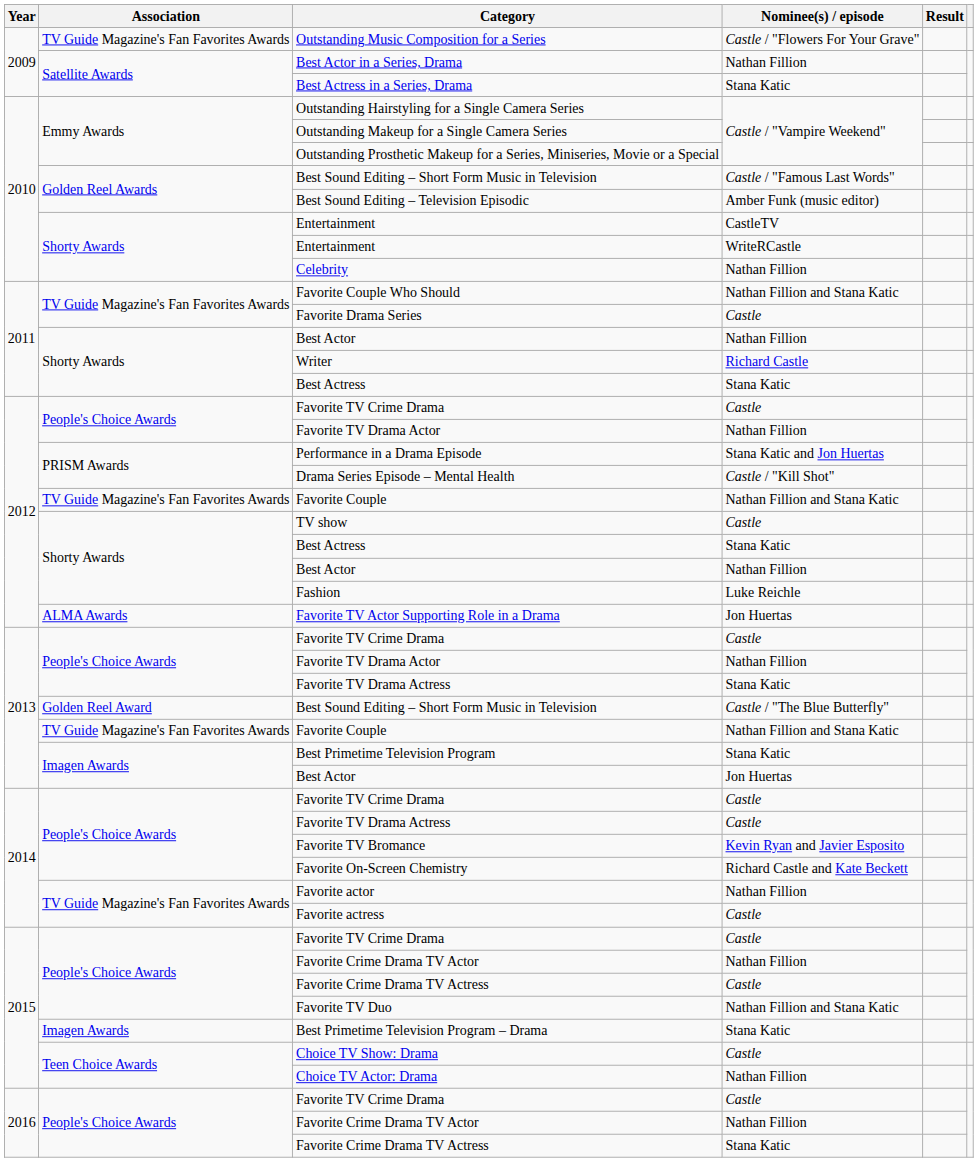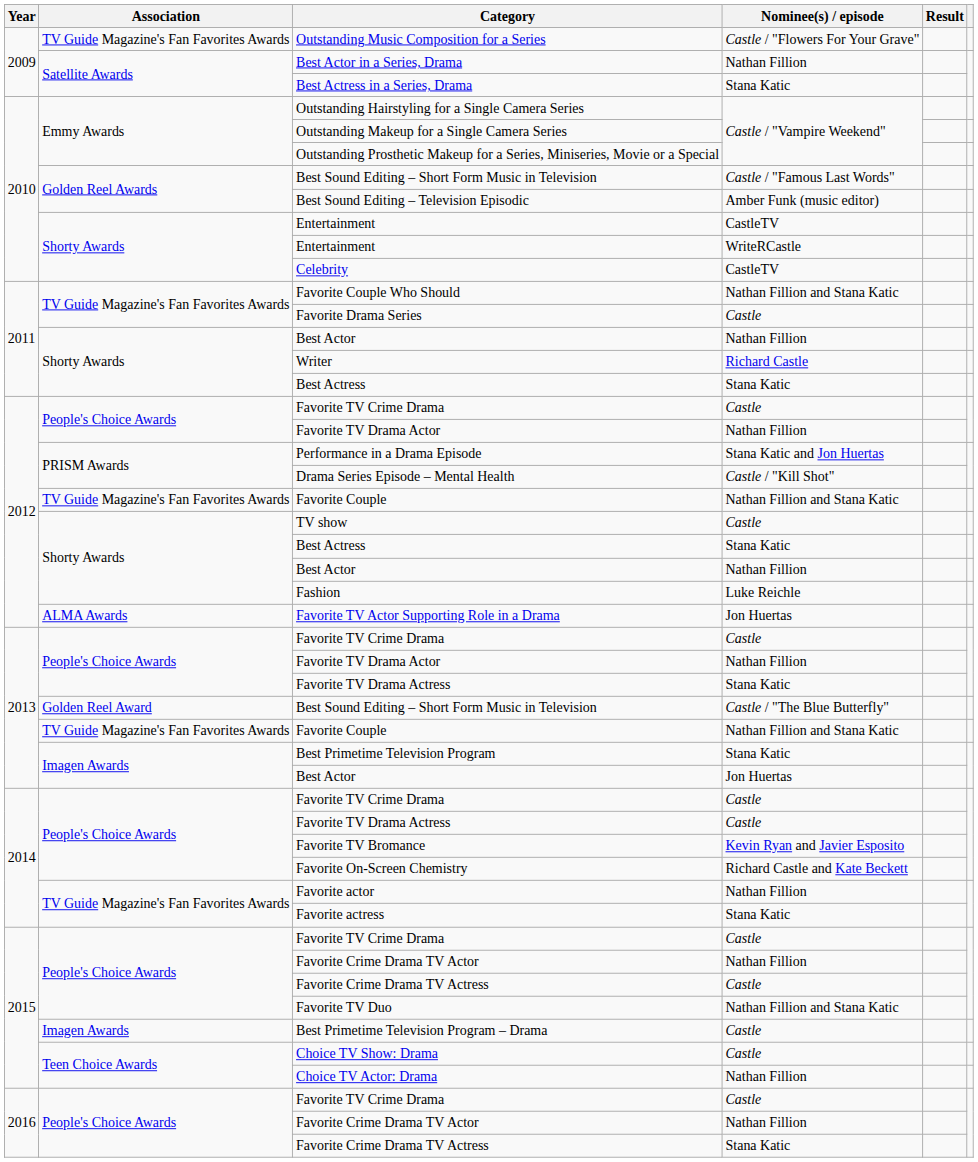(766, 269) Nathan Fillion -> (752, 269) CastleTV
(743, 915) Castle -> (758, 915) Stana Katic
(758, 1030) Stana Katic -> (743, 1030) Castle
